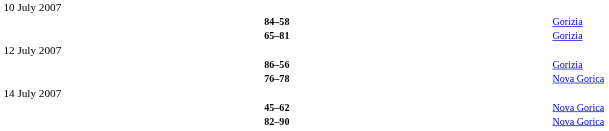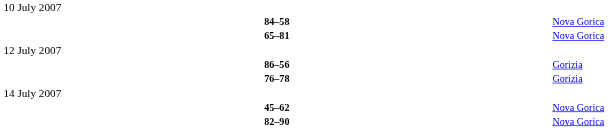(568, 22) Gorizia -> (578, 22) Nova Gorica
(568, 36) Gorizia -> (578, 36) Nova Gorica
(578, 78) Nova Gorica -> (568, 78) Gorizia
